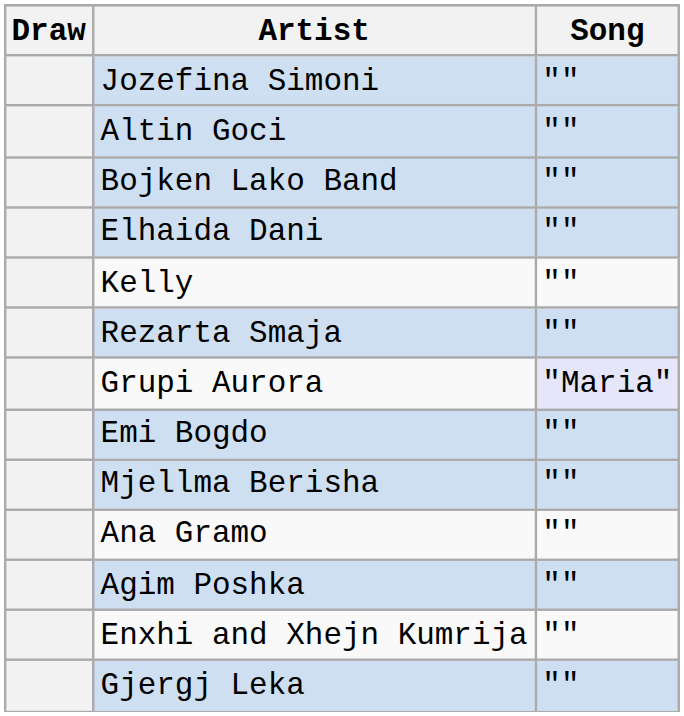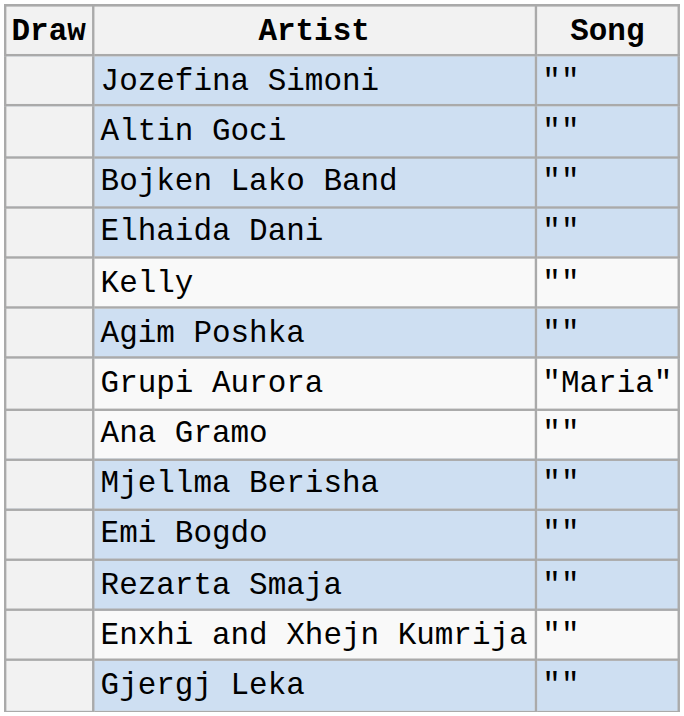rows swapped: (221, 333) <-> (203, 585)
(607, 383) lavender background -> (607, 383) no background
rows swapped: (184, 535) <-> (184, 434)
